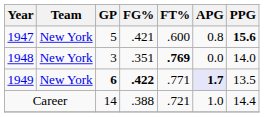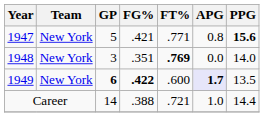(179, 37) .600 -> (179, 37) .771
(179, 80) .771 -> (179, 80) .600
